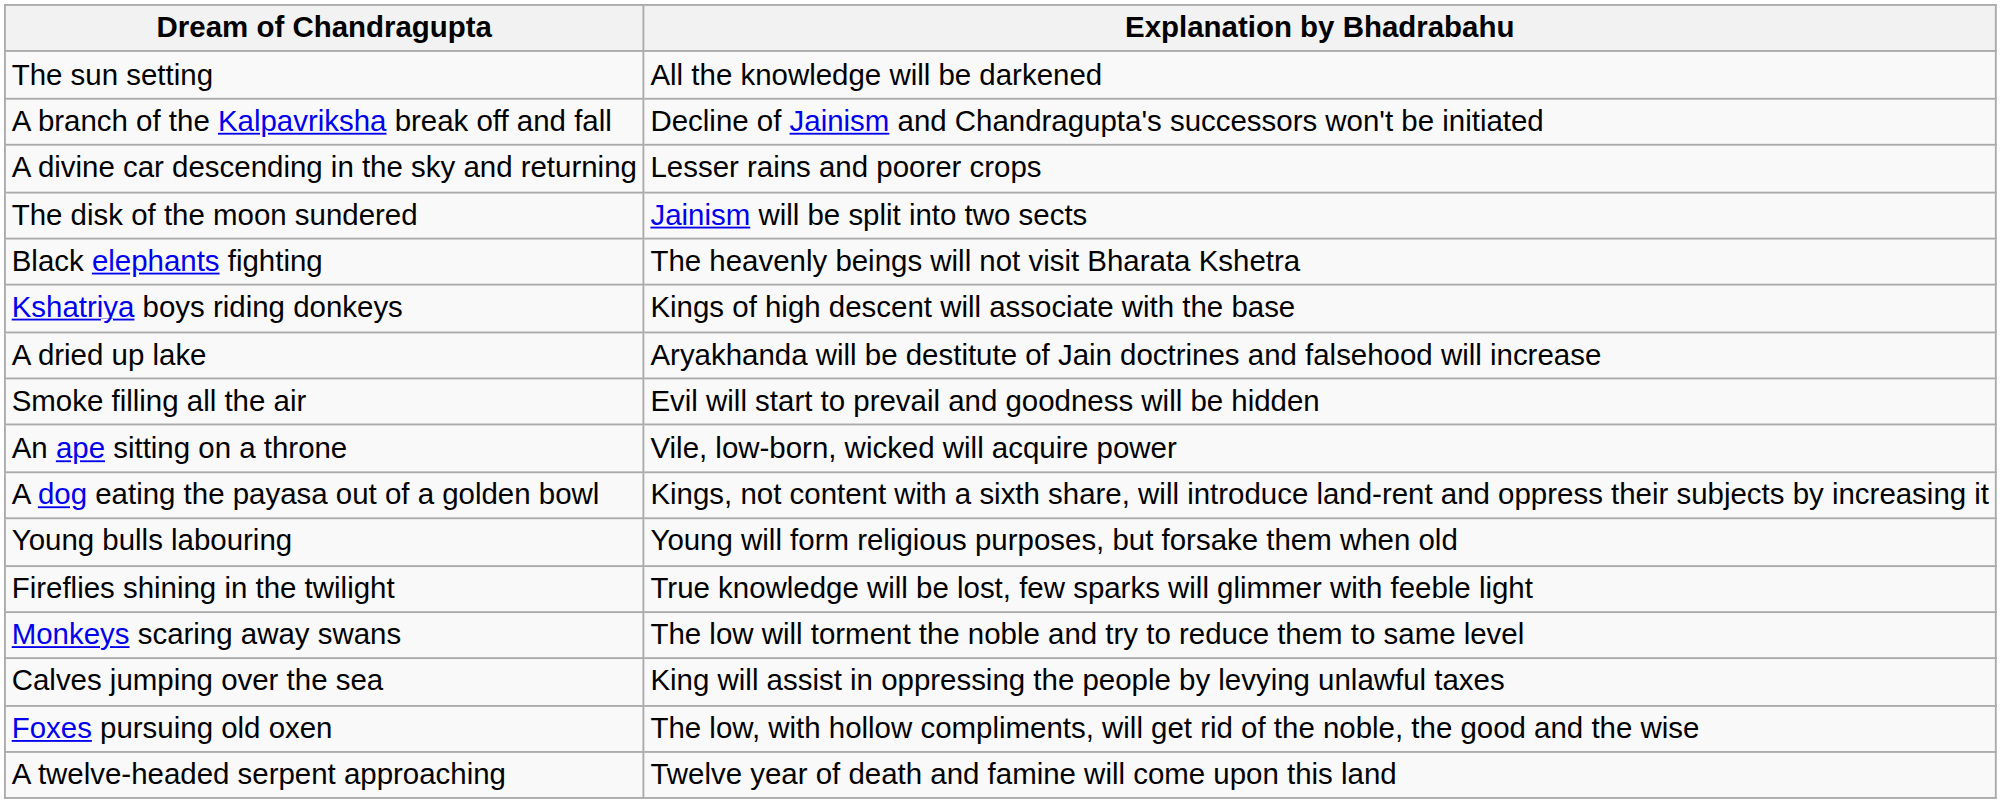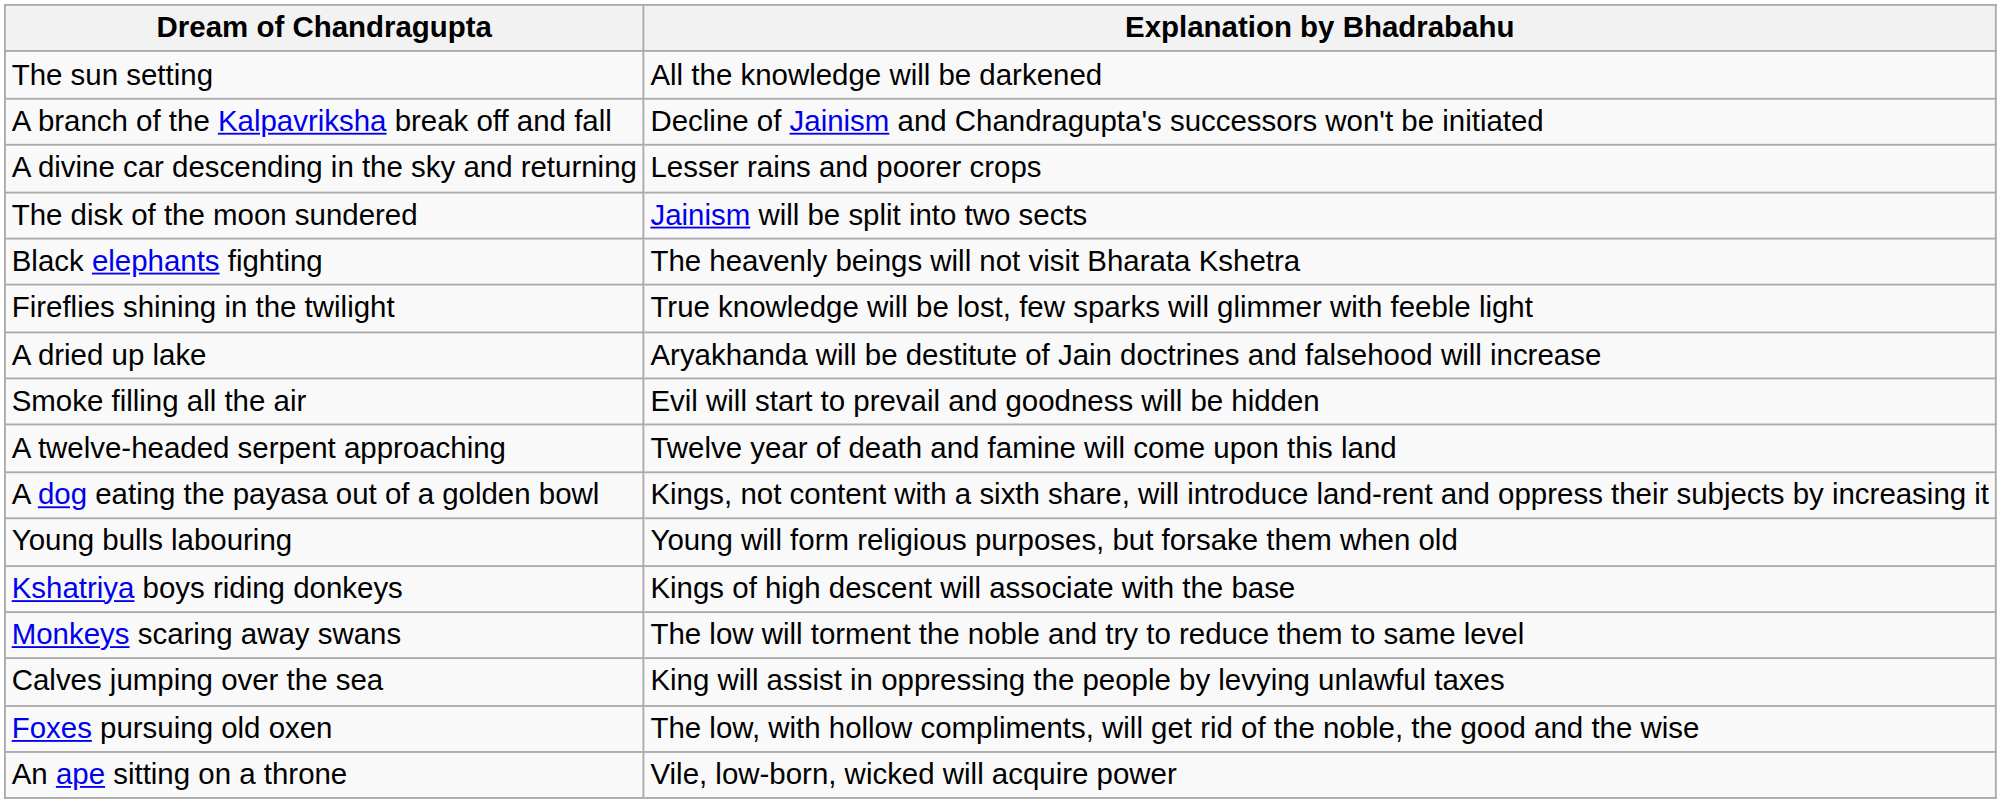rows swapped: (203, 588) <-> (207, 307)
rows swapped: (179, 448) <-> (259, 774)
